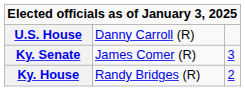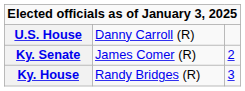(231, 55) 3 -> (231, 55) 2
(231, 75) 2 -> (231, 75) 3
